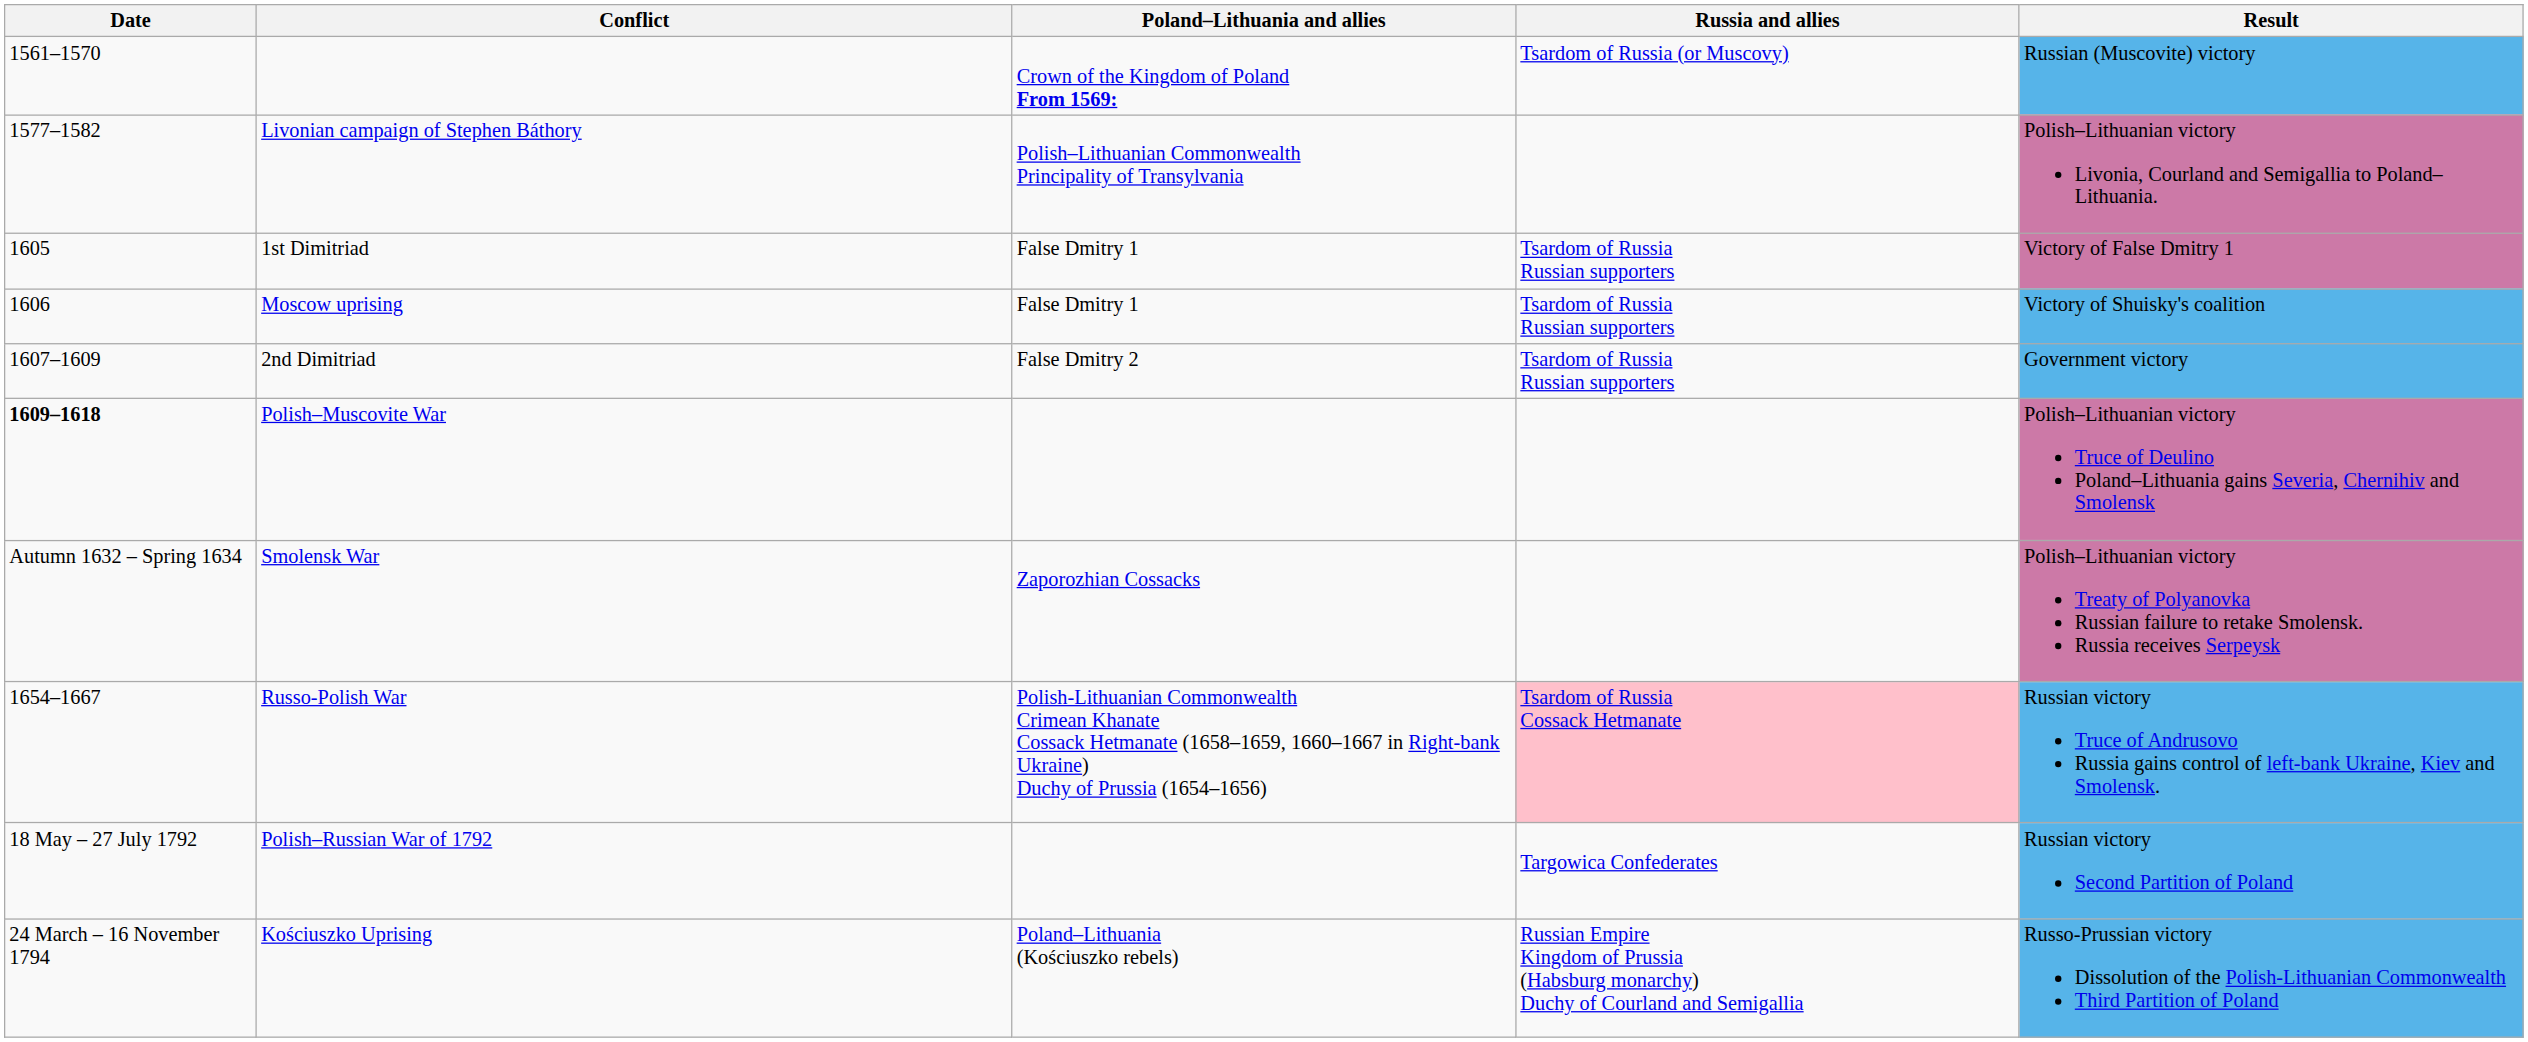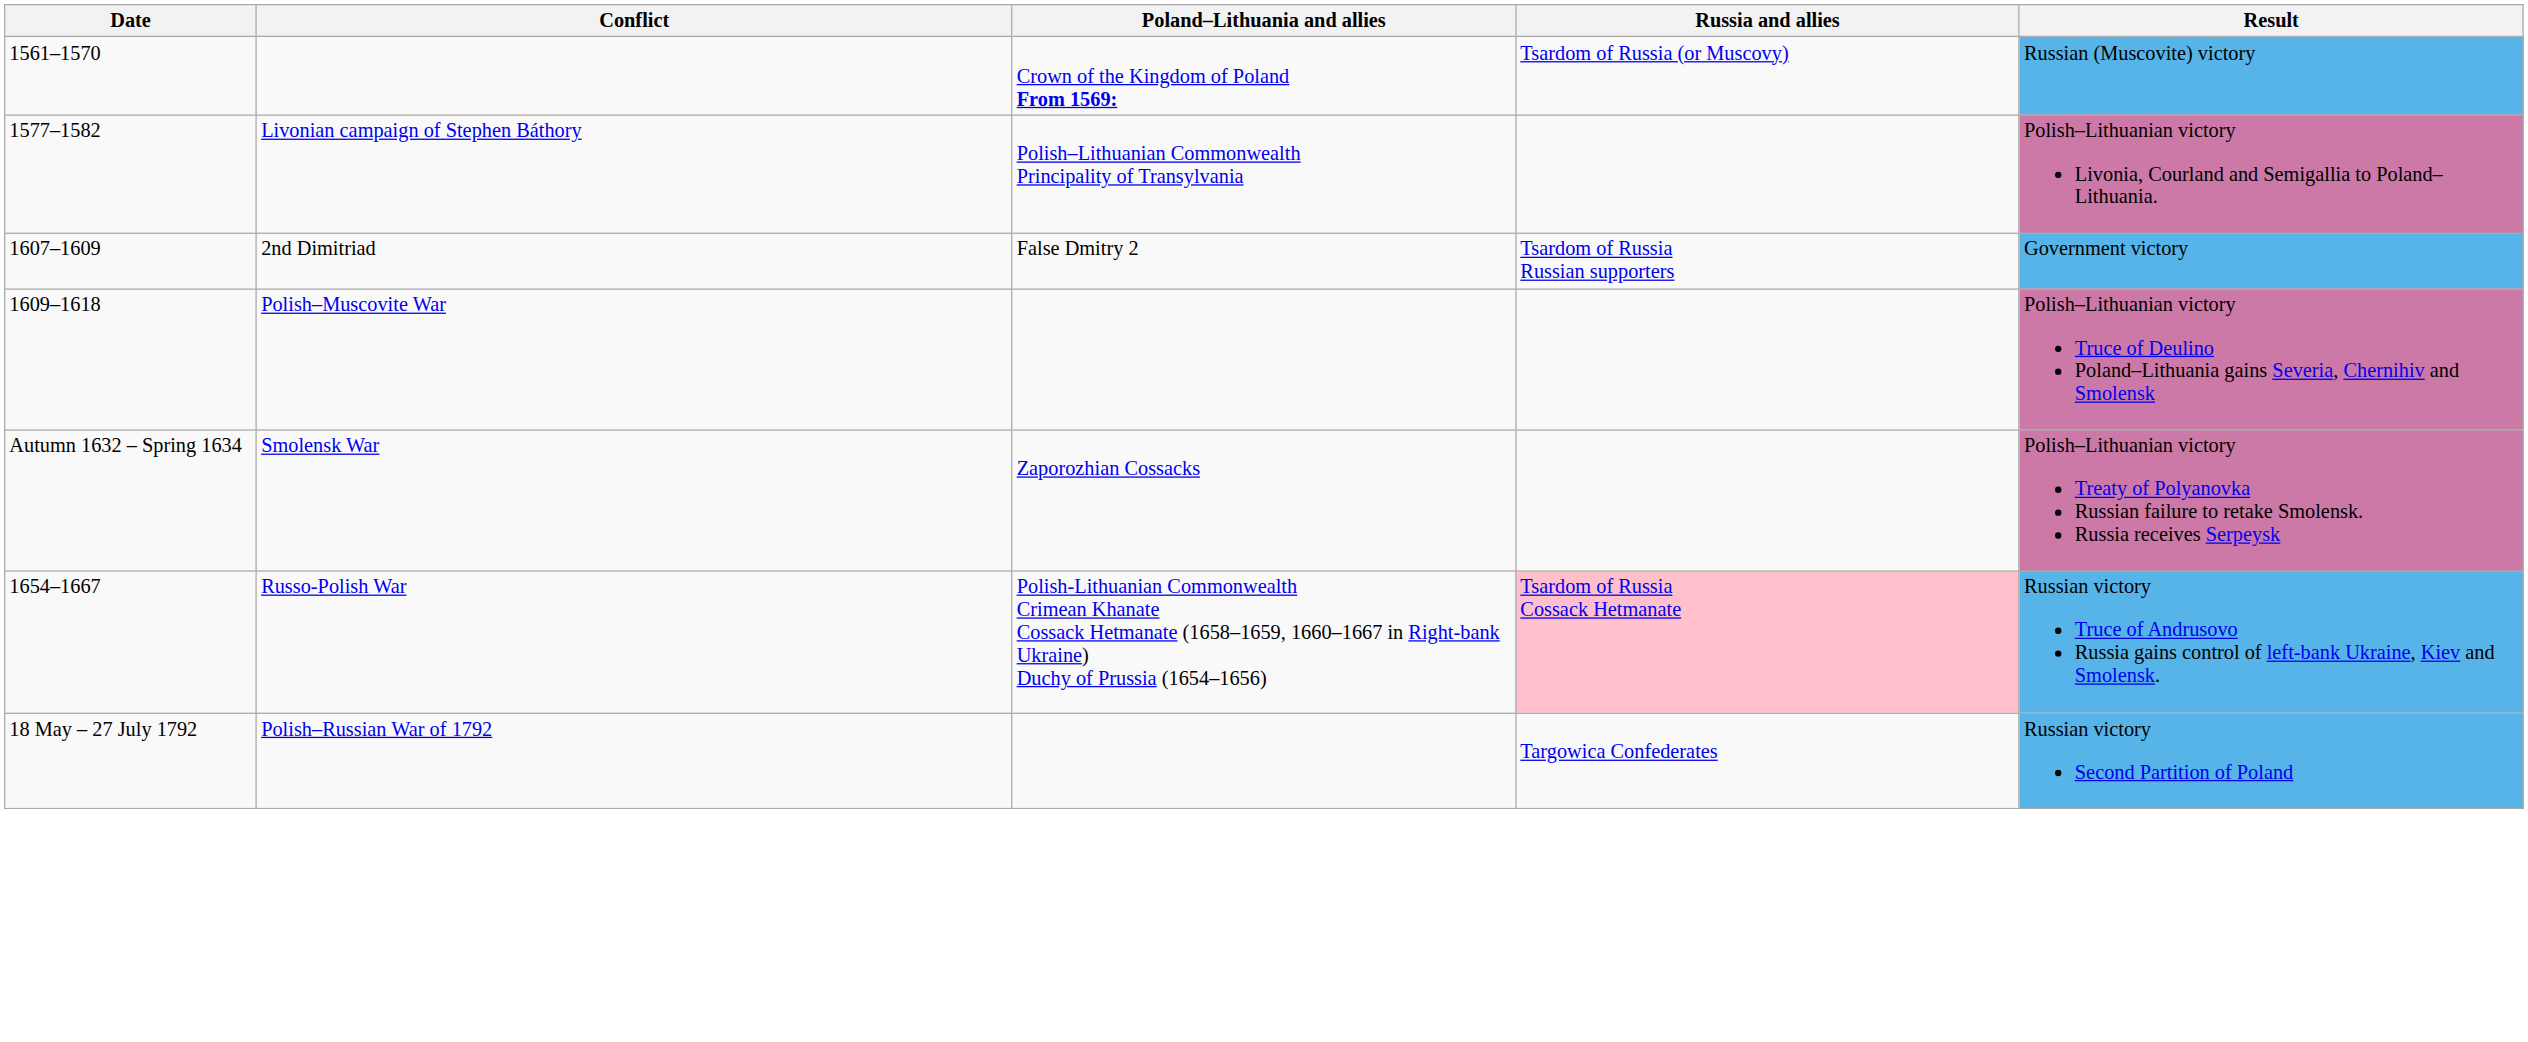- row: (315, 249)
- row: (332, 304)
(55, 414) bold -> (55, 304) normal
- row: (347, 934)
